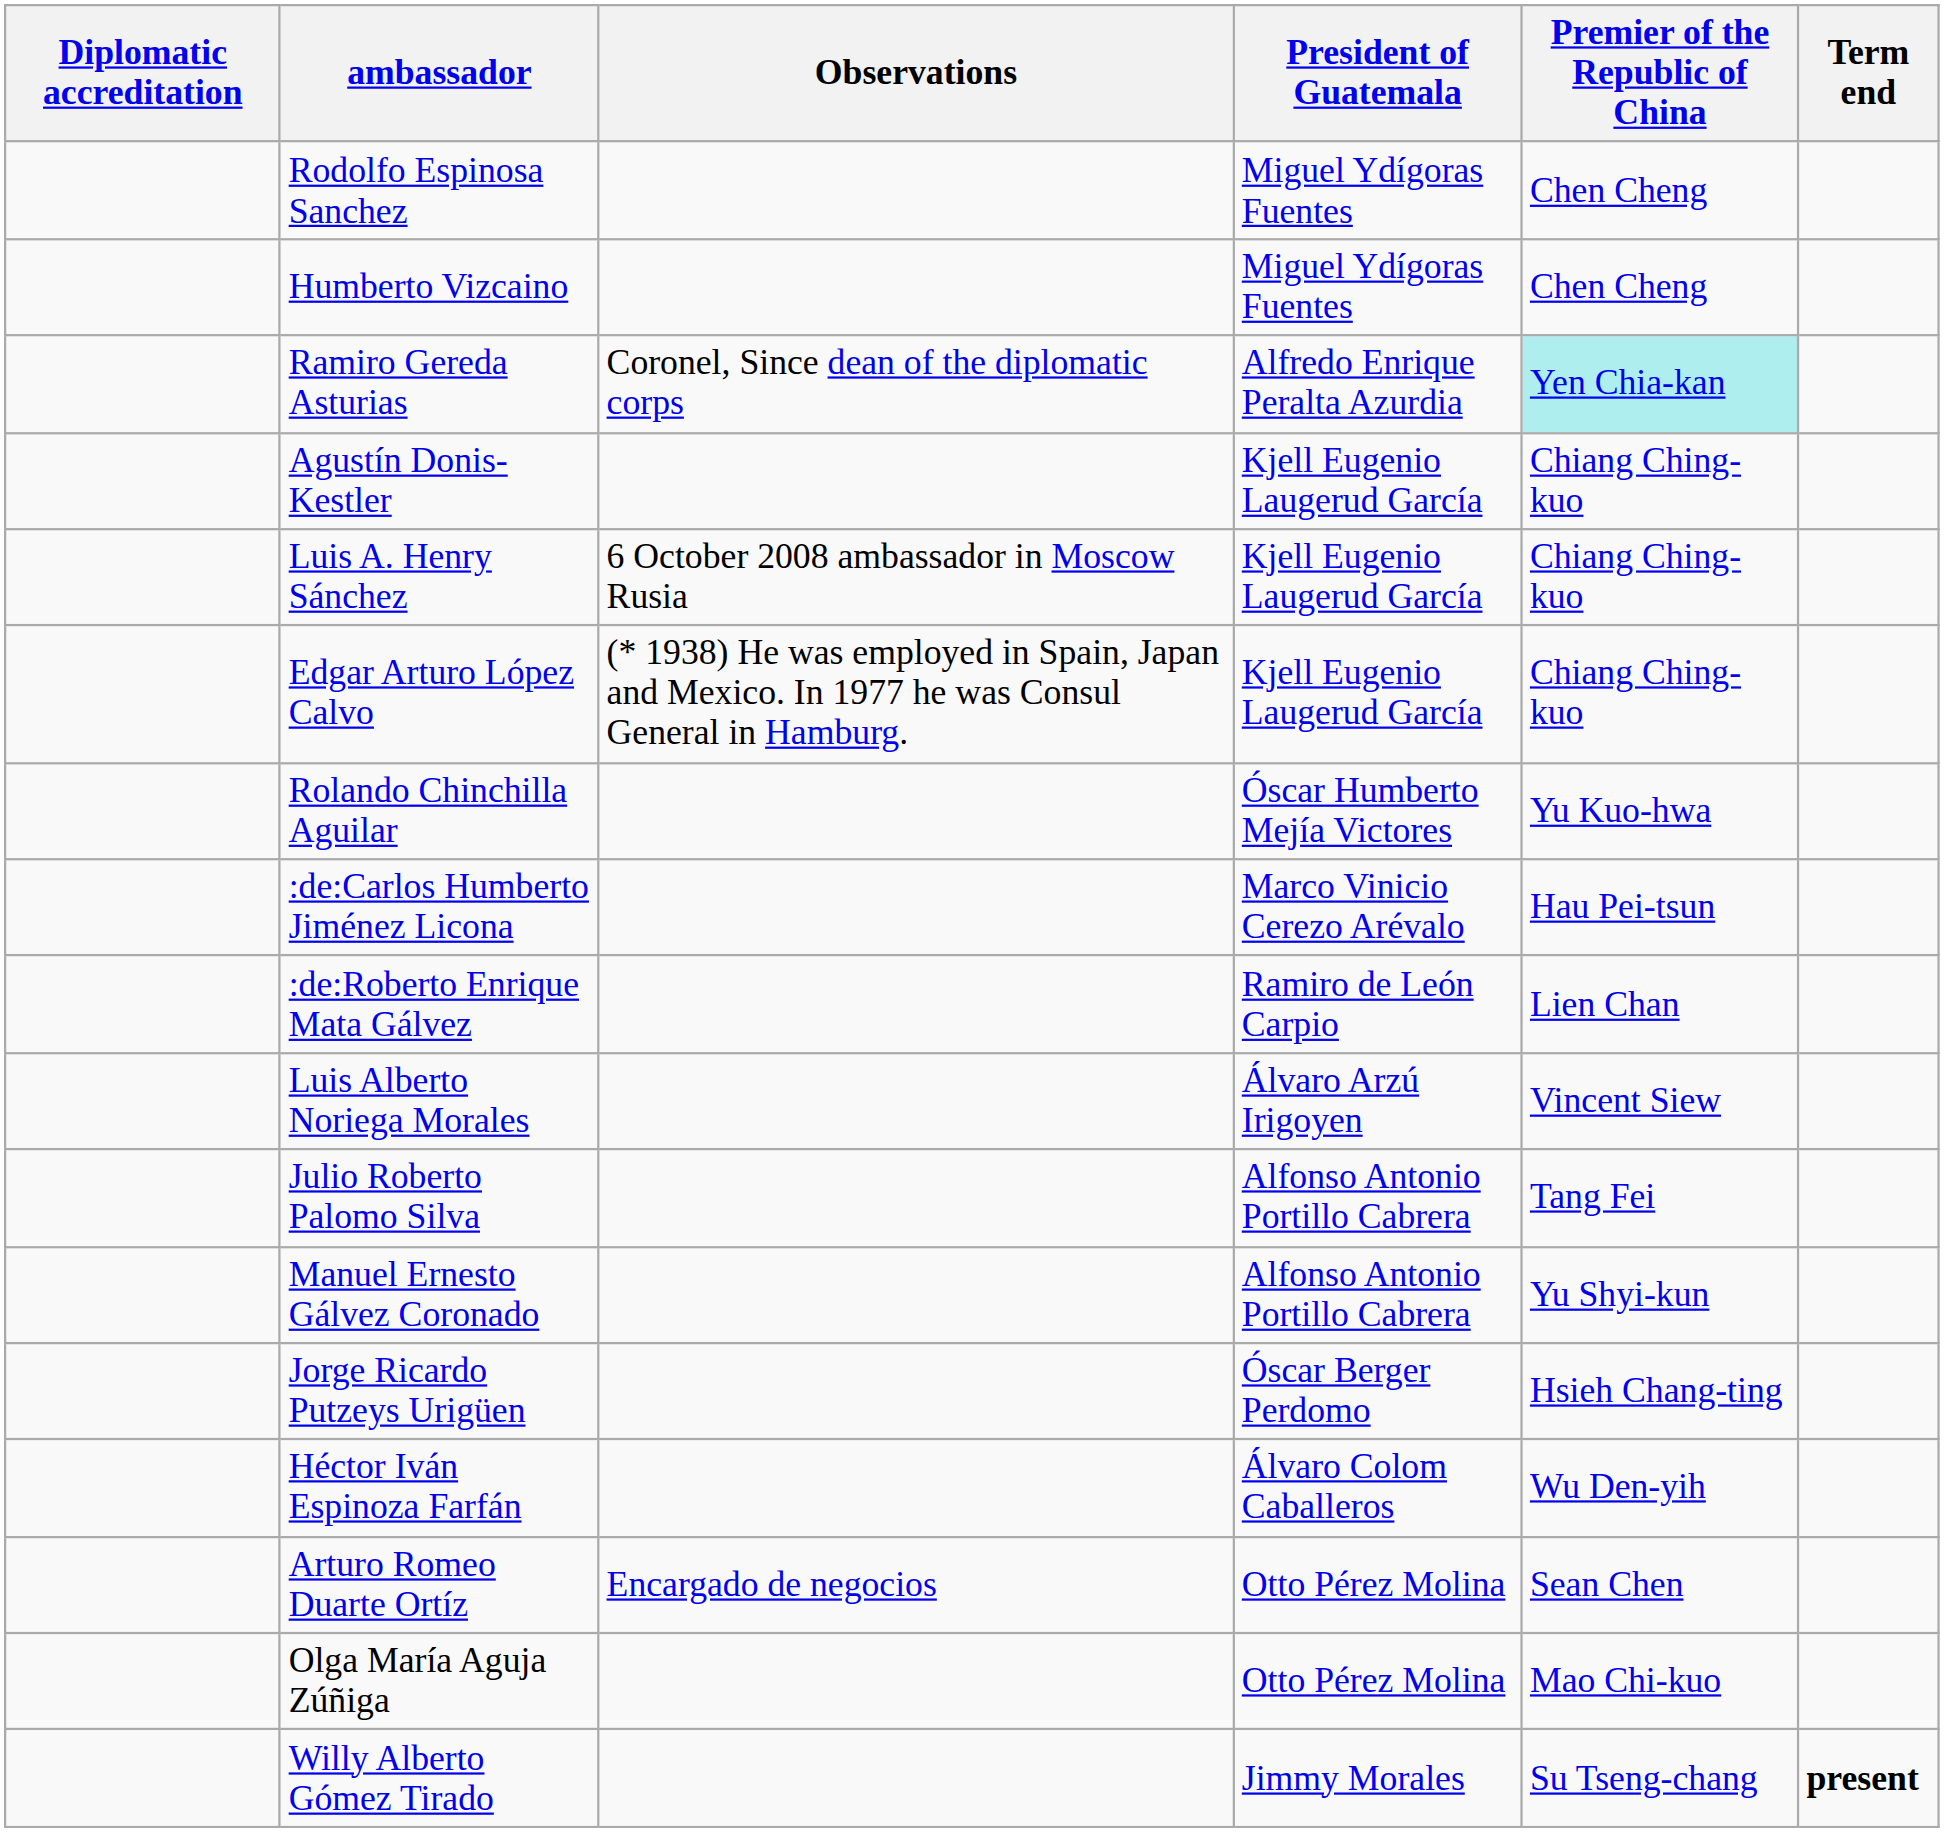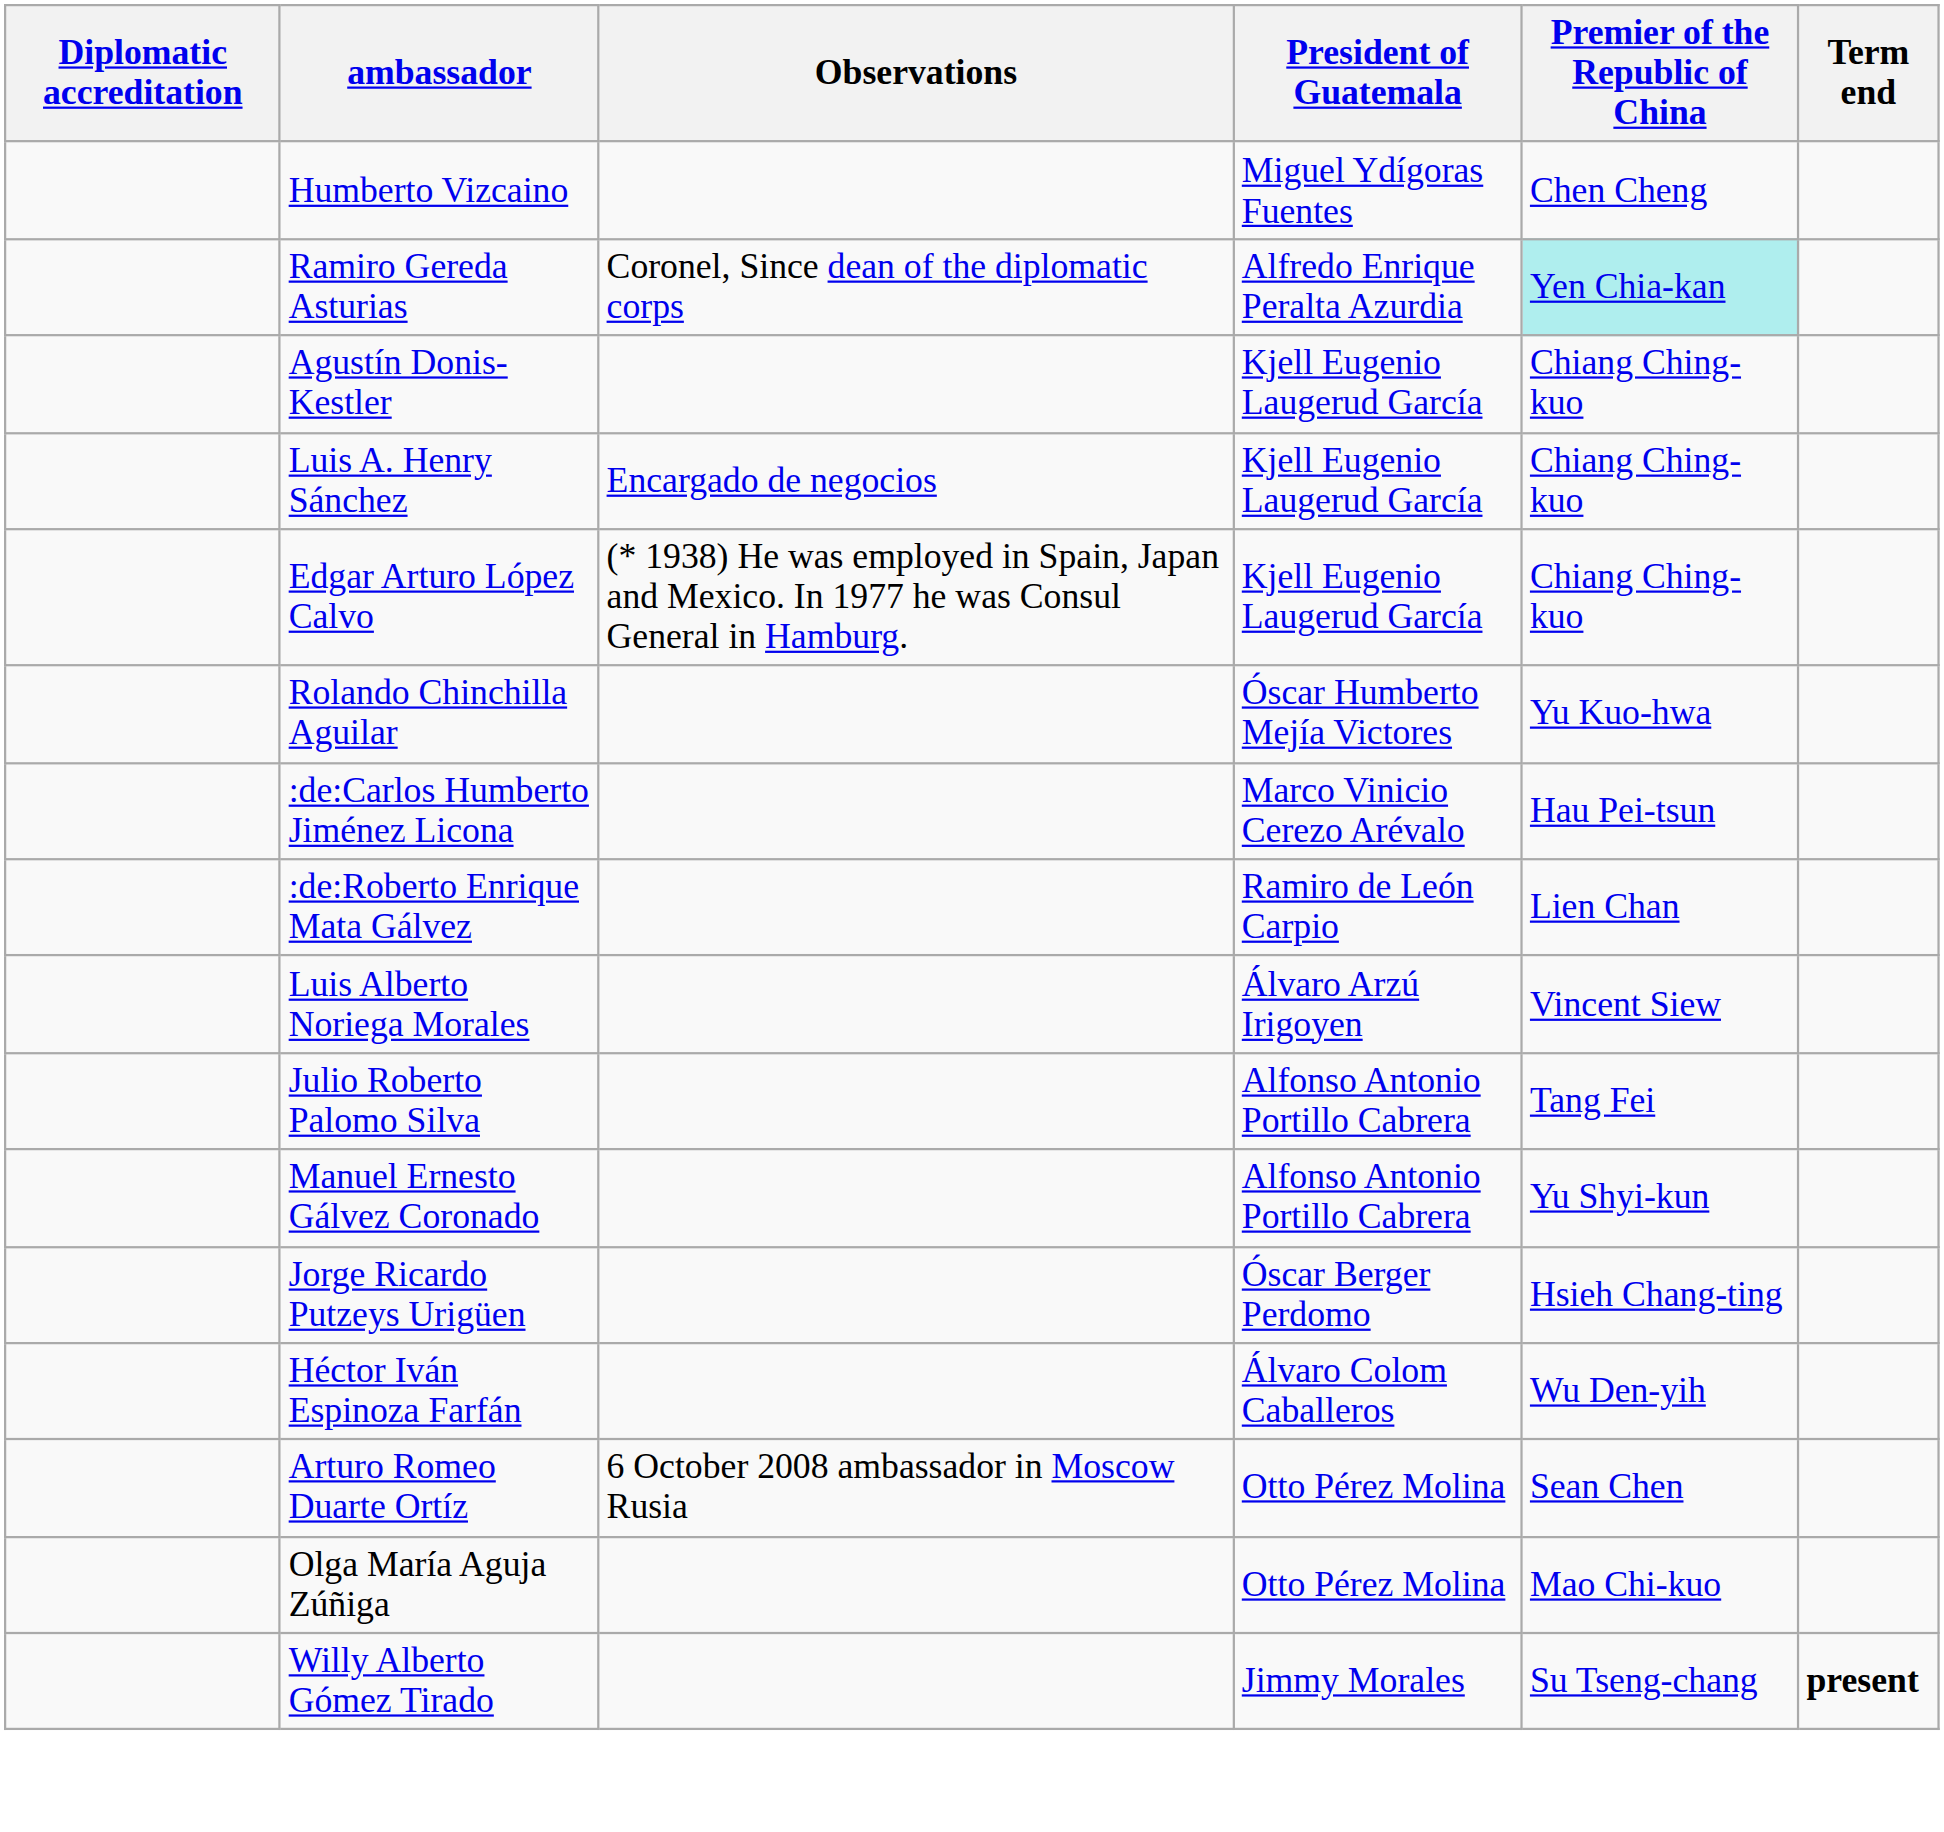- row: (416, 189)
(890, 576) 6 October 2008 ambassador in Moscow Rusia -> (772, 479) Encargado de negocios
(772, 1584) Encargado de negocios -> (890, 1487) 6 October 2008 ambassador in Moscow Rusia
